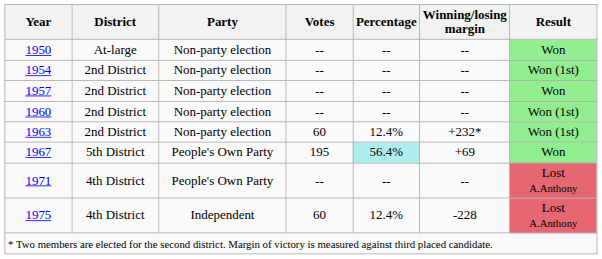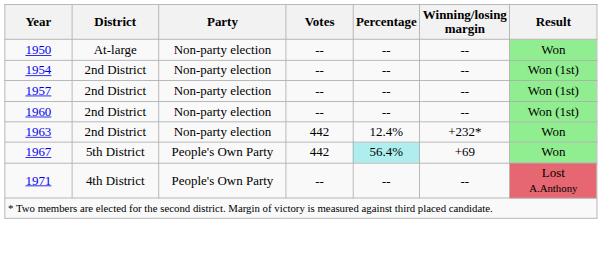(553, 91) Won -> (553, 91) Won (1st)
(320, 132) 60 -> (320, 132) 442
(553, 132) Won (1st) -> (553, 132) Won
(320, 152) 195 -> (320, 152) 442
- row: (38, 215)
